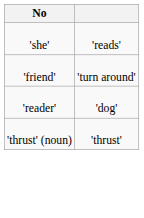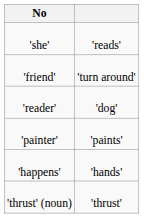+ row: (39, 140)
+ row: (39, 172)
